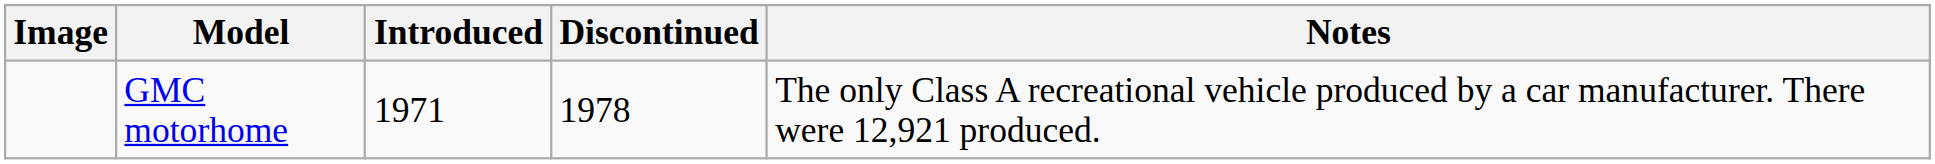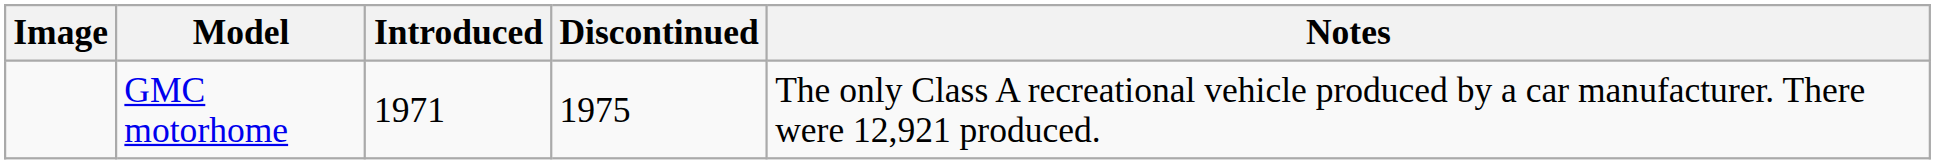(595, 108) 1978 -> (595, 108) 1975
